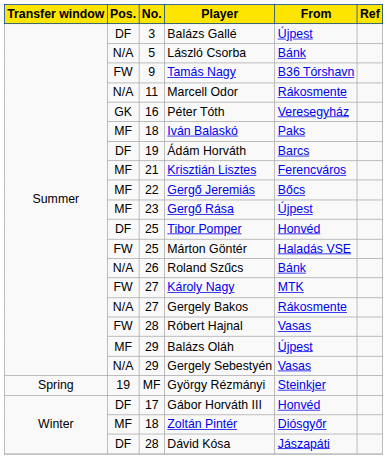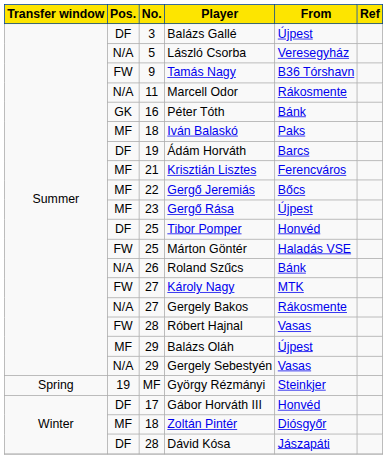(292, 53) Bánk -> (313, 53) Veresegyház
(313, 111) Veresegyház -> (292, 111) Bánk
